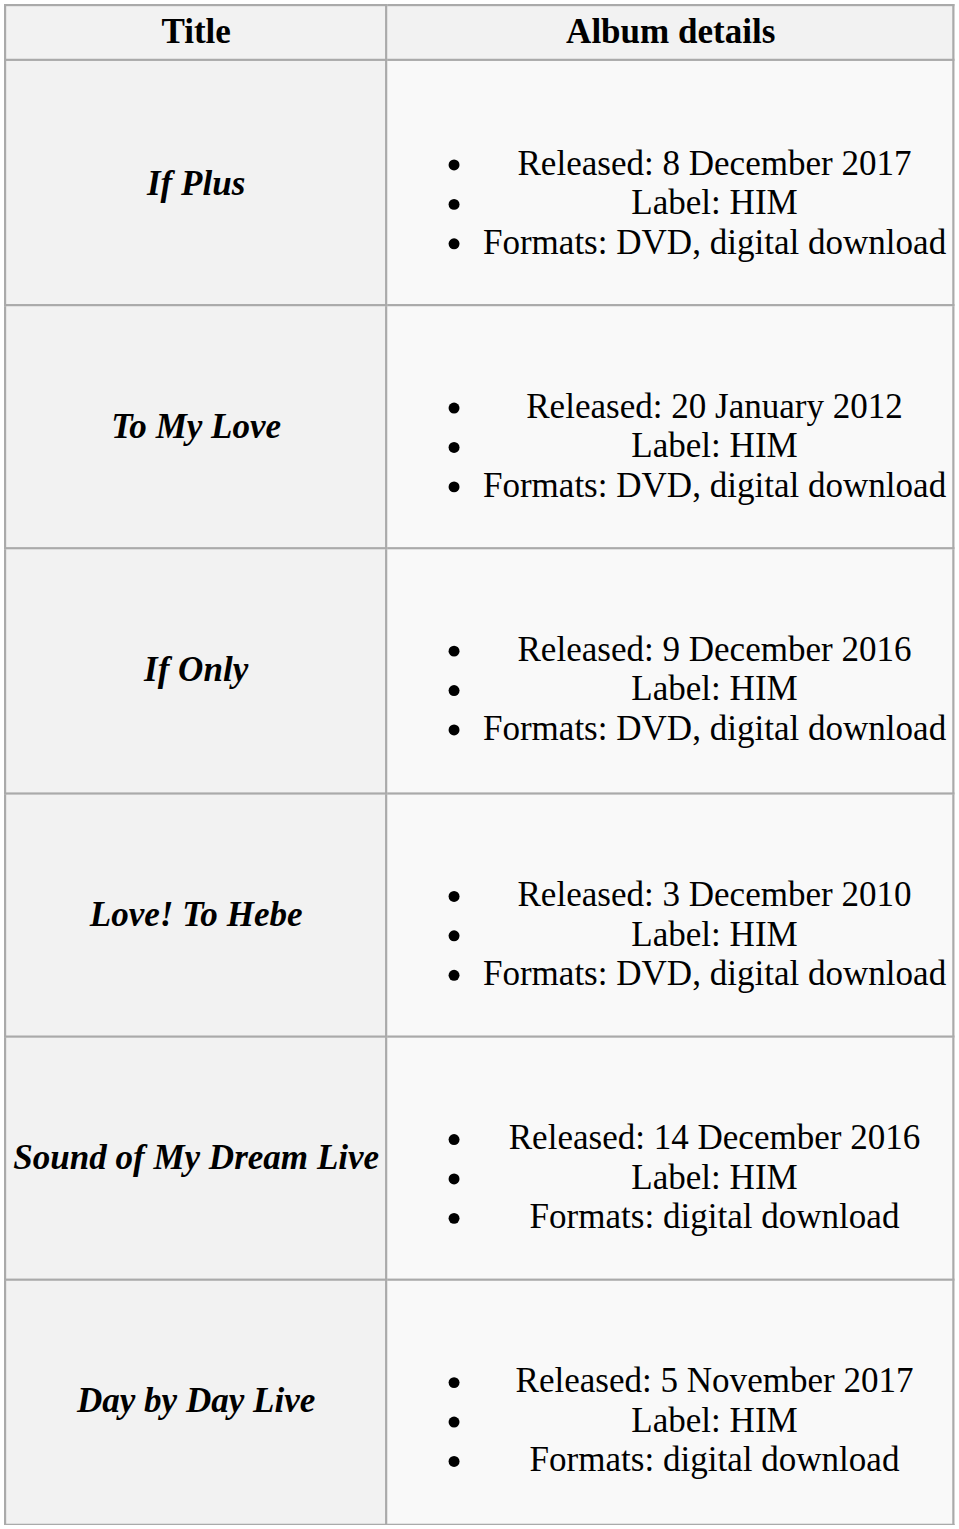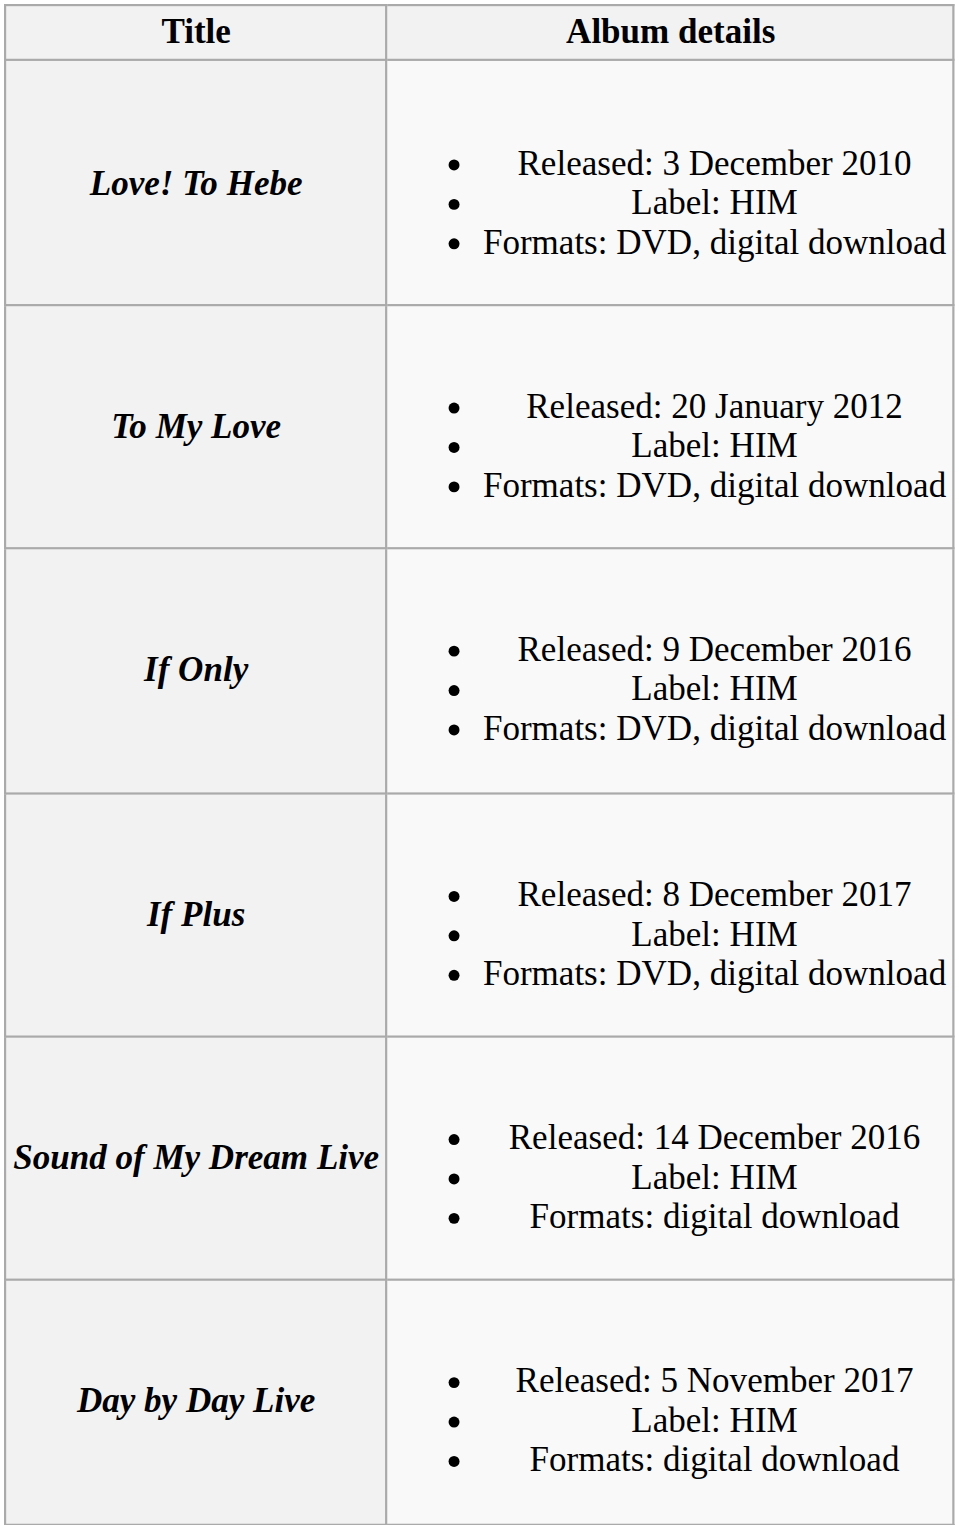rows swapped: (196, 913) <-> (196, 182)
